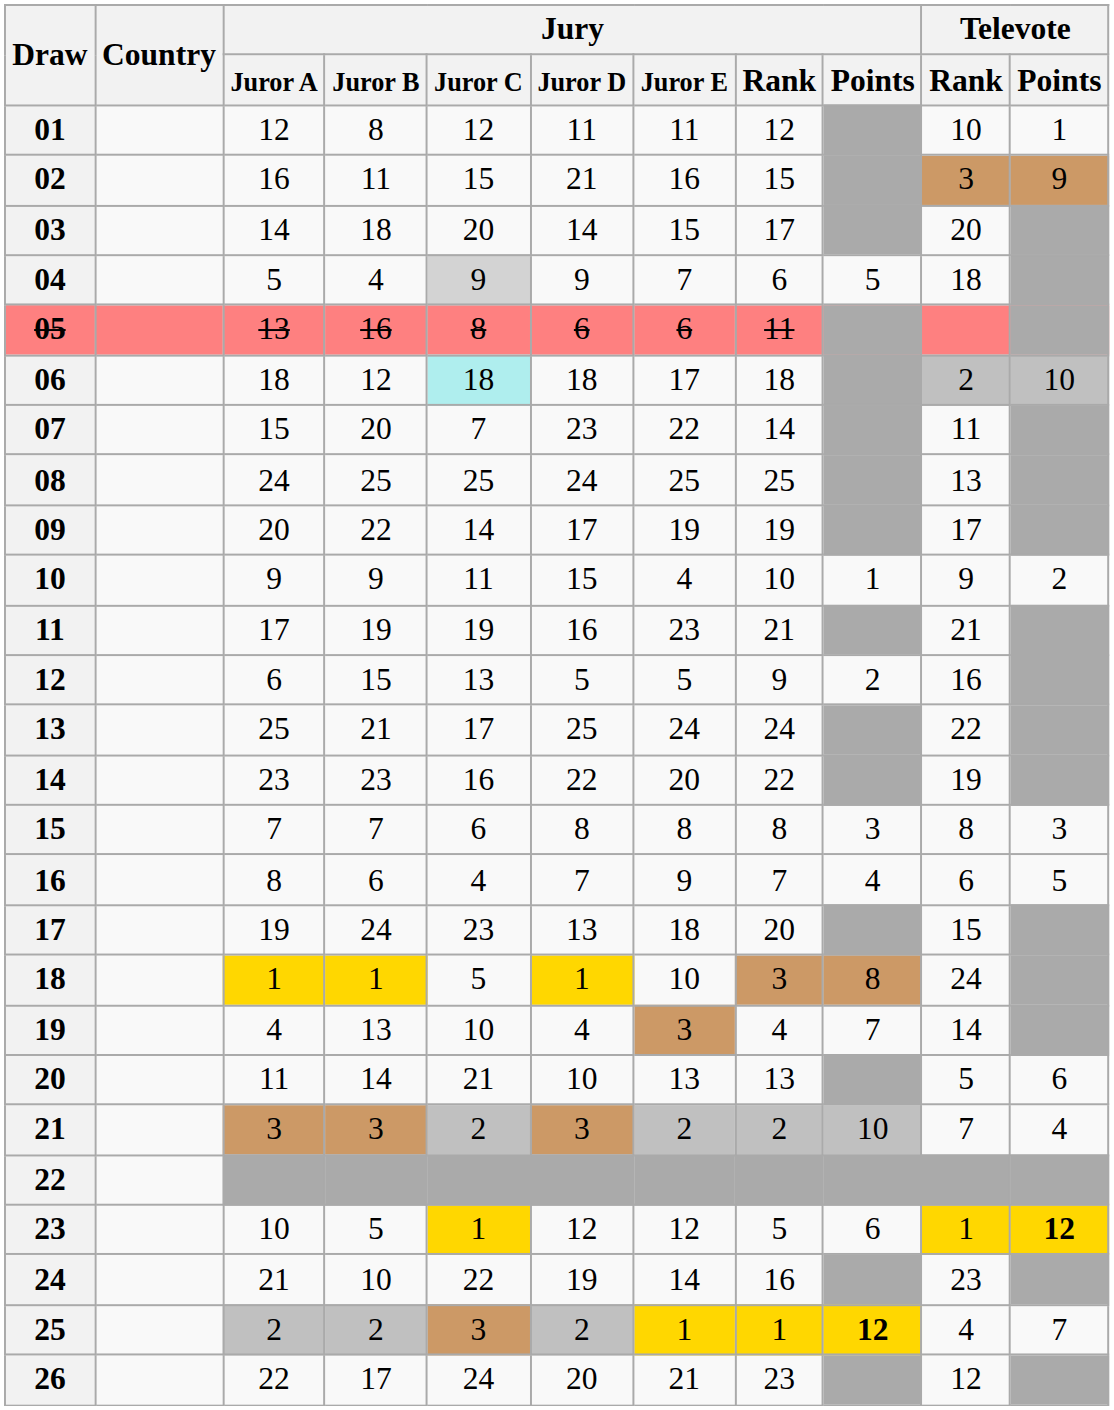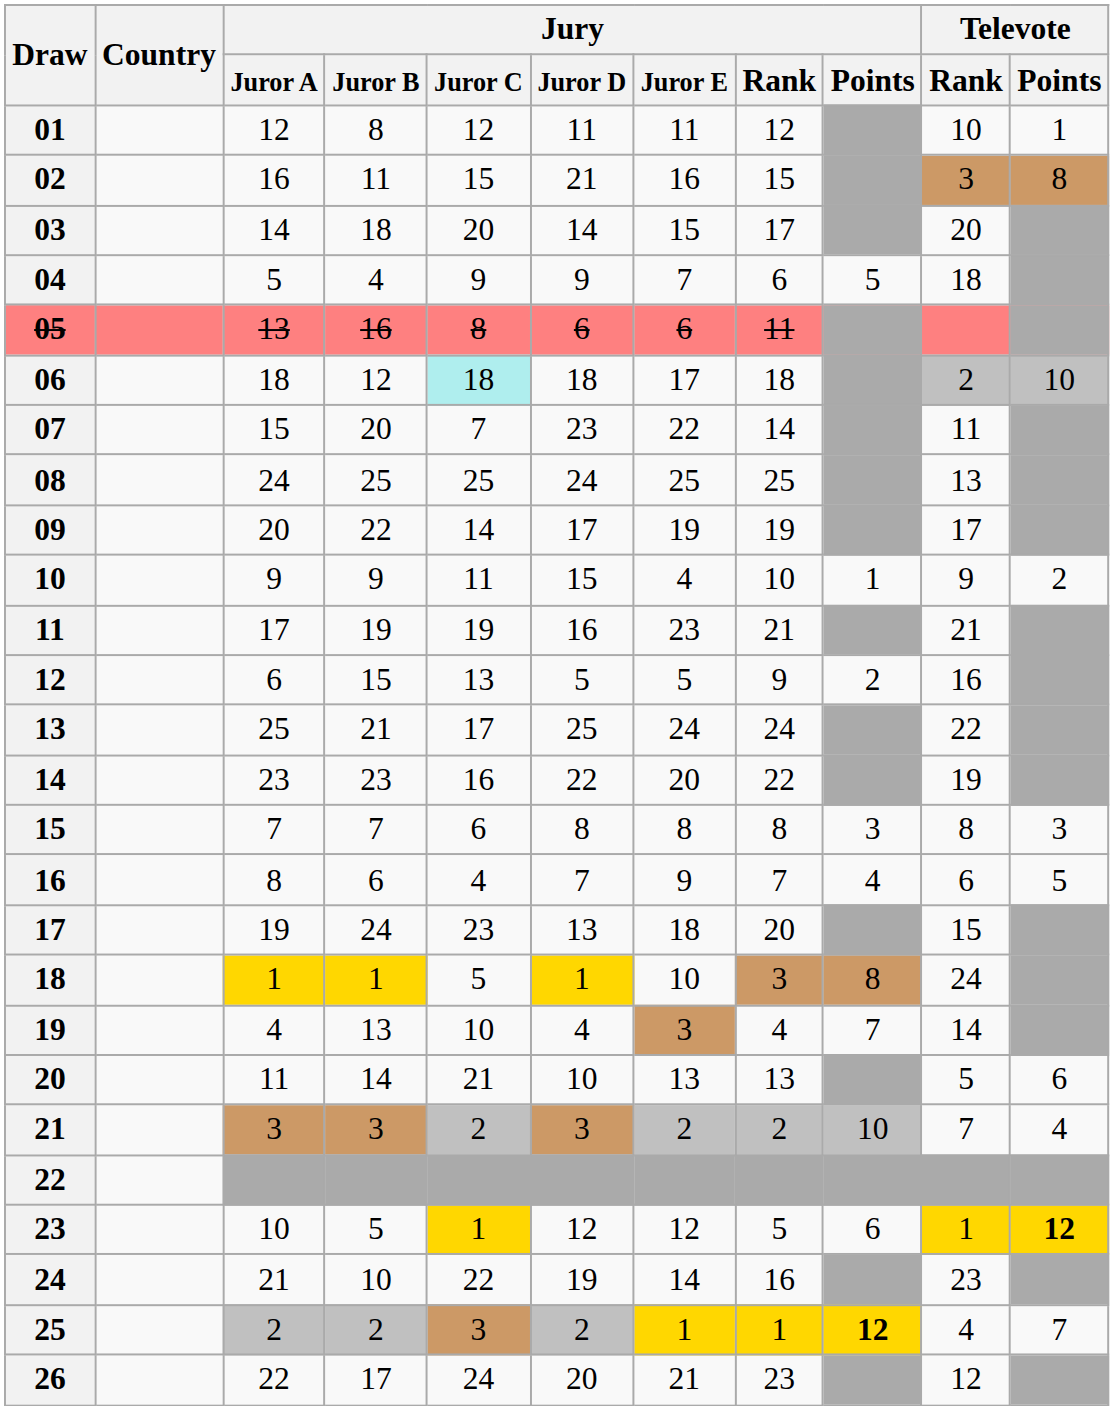(1059, 179) 9 -> (1059, 179) 8
(478, 279) lightgrey background -> (478, 279) no background
